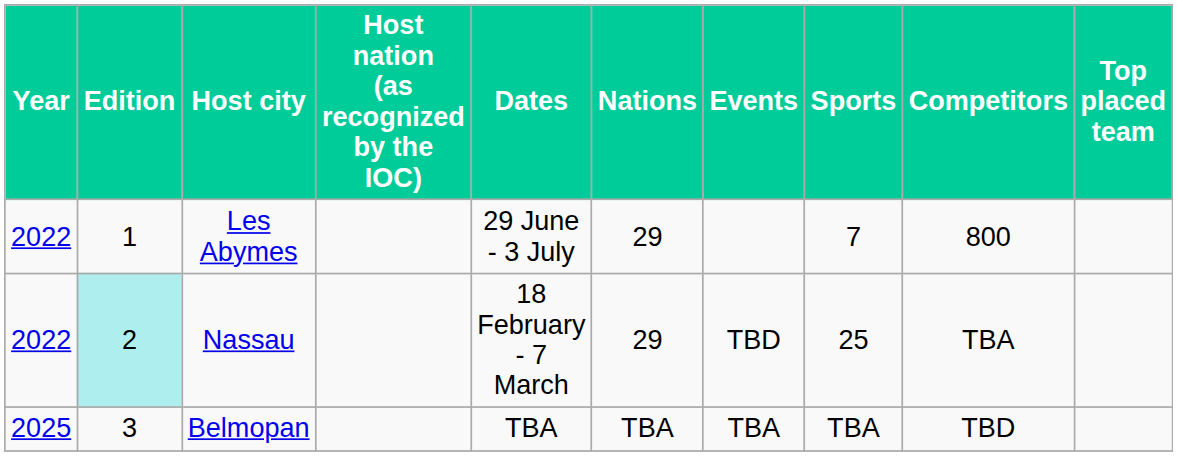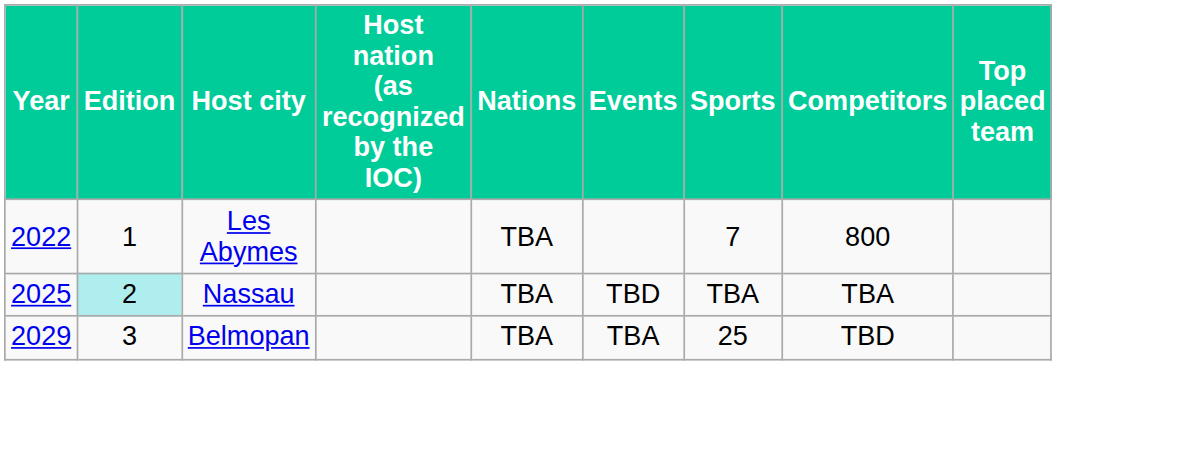- column: (531, 101)
(647, 236) 29 -> (527, 236) TBA
(41, 339) 2022 -> (41, 294) 2025
(647, 339) 29 -> (527, 294) TBA
(853, 339) 25 -> (733, 294) TBA
(41, 428) 2025 -> (41, 337) 2029
(853, 428) TBA -> (733, 337) 25
